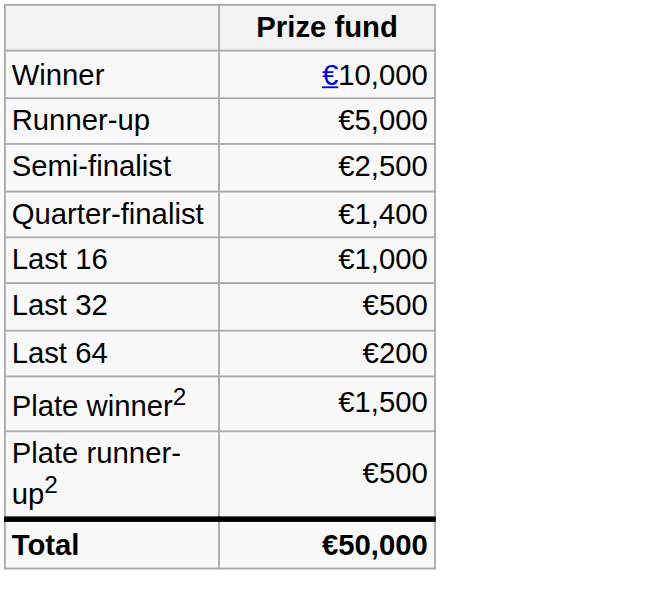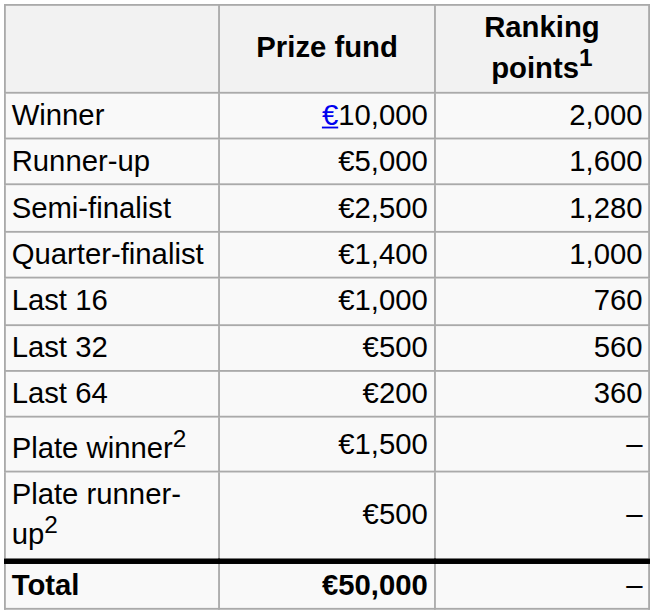+ column: (542, 48)
